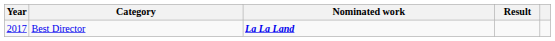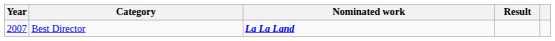(17, 28) 2017 -> (17, 28) 2007
